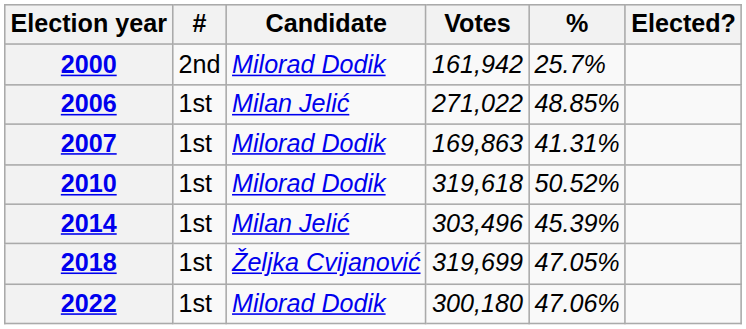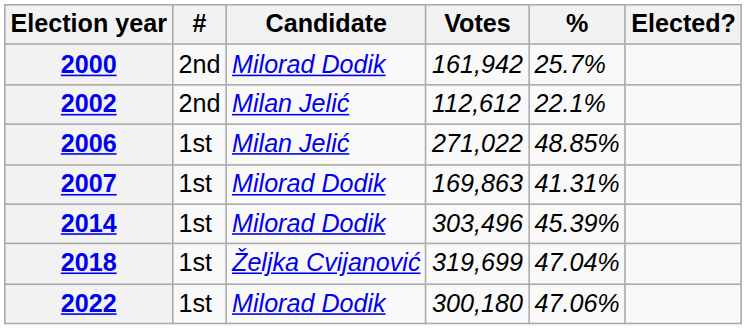+ row: (89, 104)
- row: (89, 183)
(291, 223) Milan Jelić -> (309, 223) Milorad Dodik
(577, 263) 47.05% -> (577, 263) 47.04%
